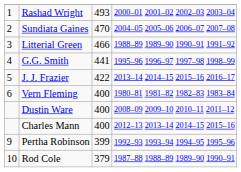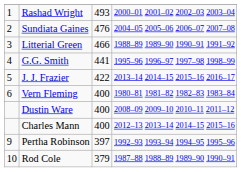(102, 28) 470 -> (102, 28) 476
(102, 142) 399 -> (102, 142) 397
